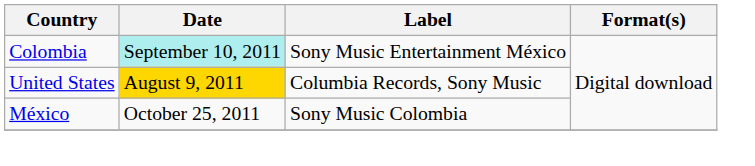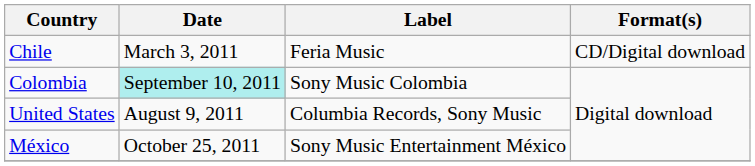+ row: (30, 51)
(428, 51) Sony Music Entertainment México -> (379, 82) Sony Music Colombia
(184, 82) gold background -> (184, 113) no background
(379, 113) Sony Music Colombia -> (428, 144) Sony Music Entertainment México
